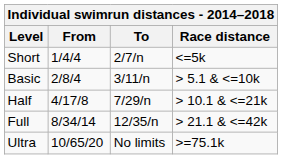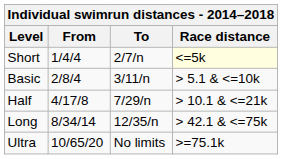(191, 57) no background -> (191, 57) lightyellow background
- row: (18, 121)
+ row: (22, 121)
